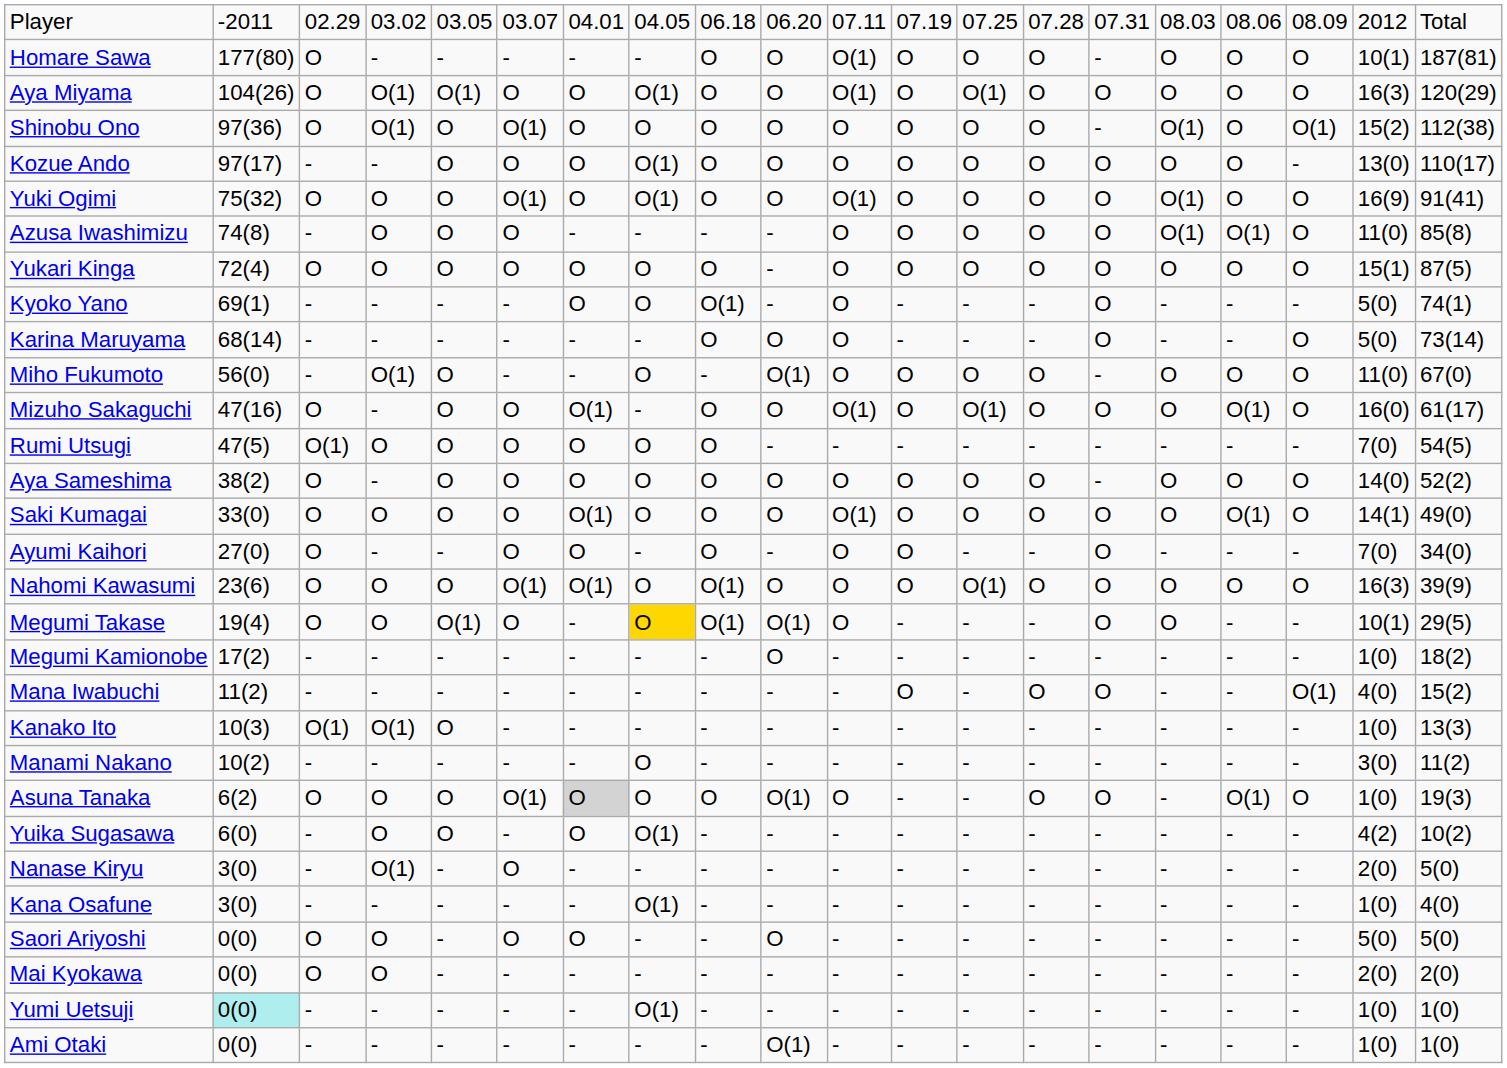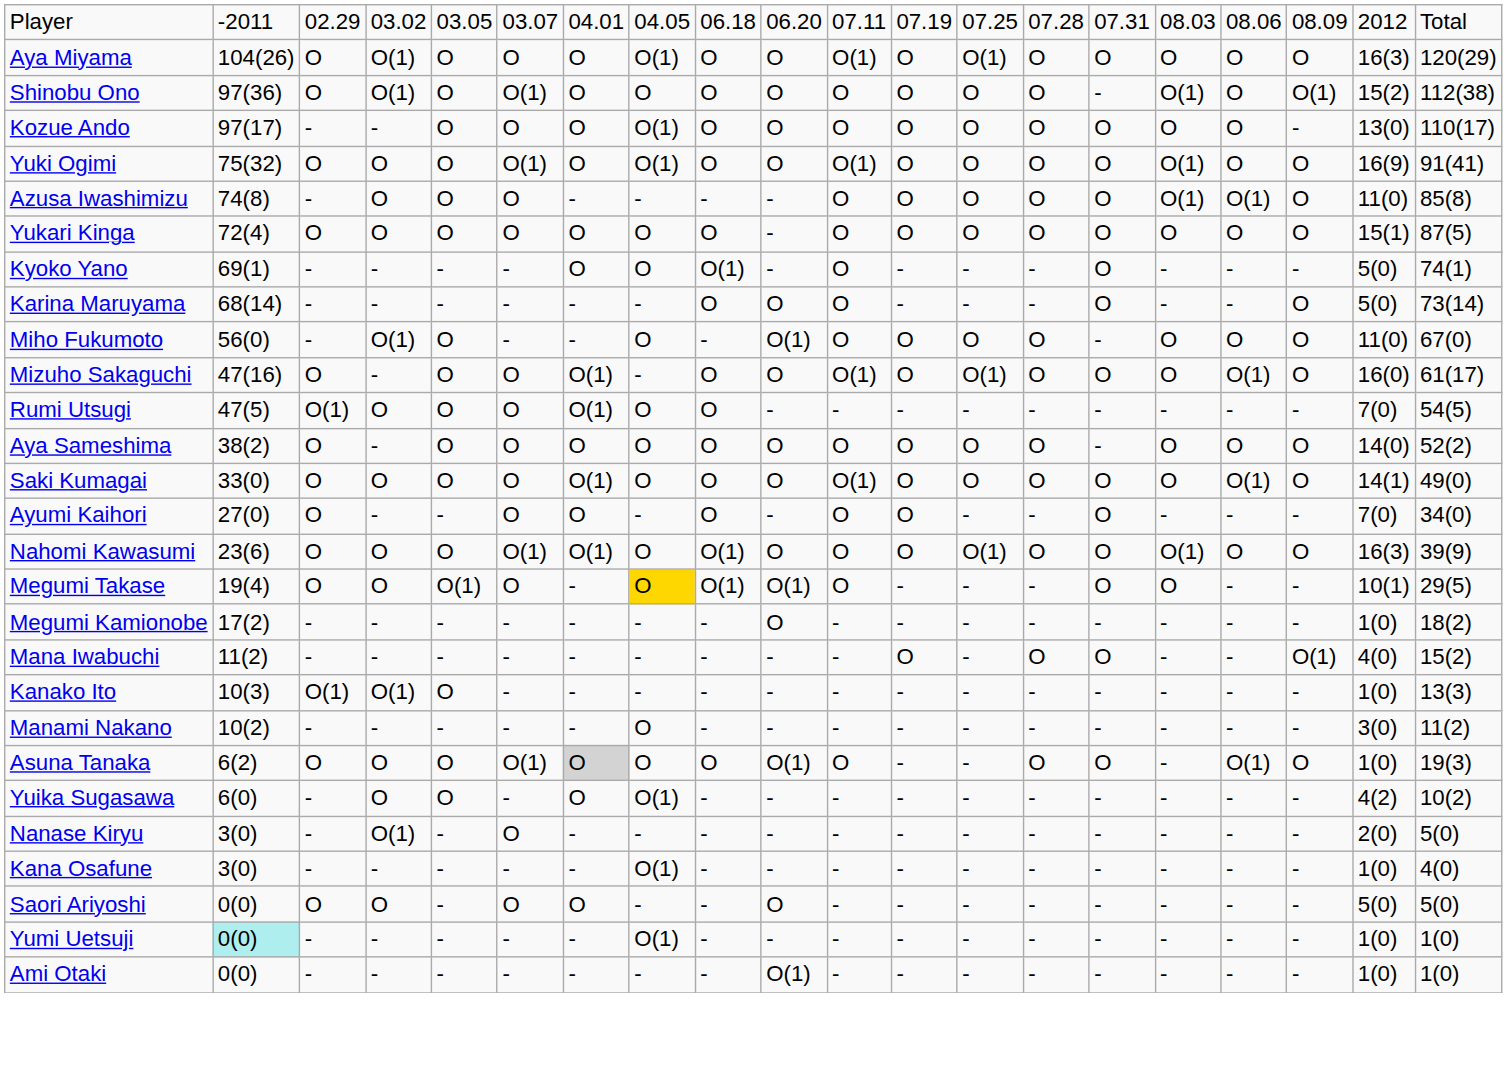- row: (80, 57)
(459, 92) O(1) -> (445, 57) O
(577, 445) O -> (591, 410) O(1)
(1169, 586) O -> (1182, 551) O(1)
- row: (76, 974)
